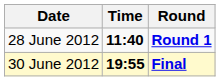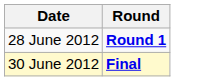- column: (125, 16)
